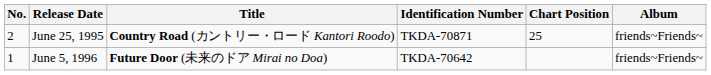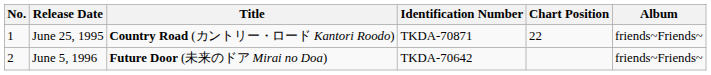(11, 36) 2 -> (11, 36) 1
(535, 36) 25 -> (535, 36) 22
(11, 58) 1 -> (11, 58) 2
